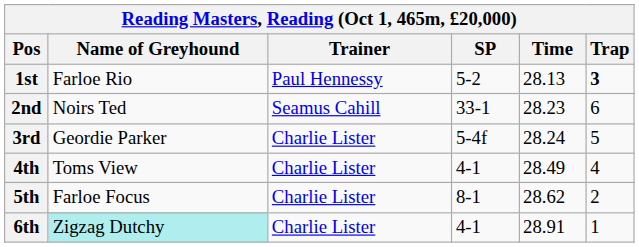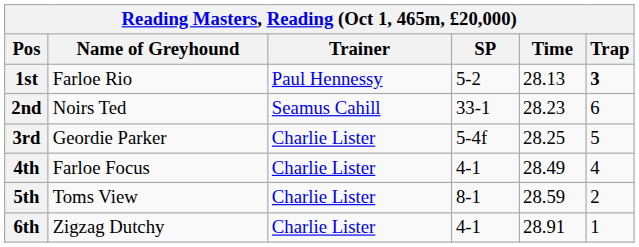(544, 138) 28.24 -> (544, 138) 28.25
(95, 167) Toms View -> (101, 167) Farloe Focus
(101, 197) Farloe Focus -> (95, 197) Toms View
(544, 197) 28.62 -> (544, 197) 28.59
(109, 227) paleturquoise background -> (109, 227) no background
